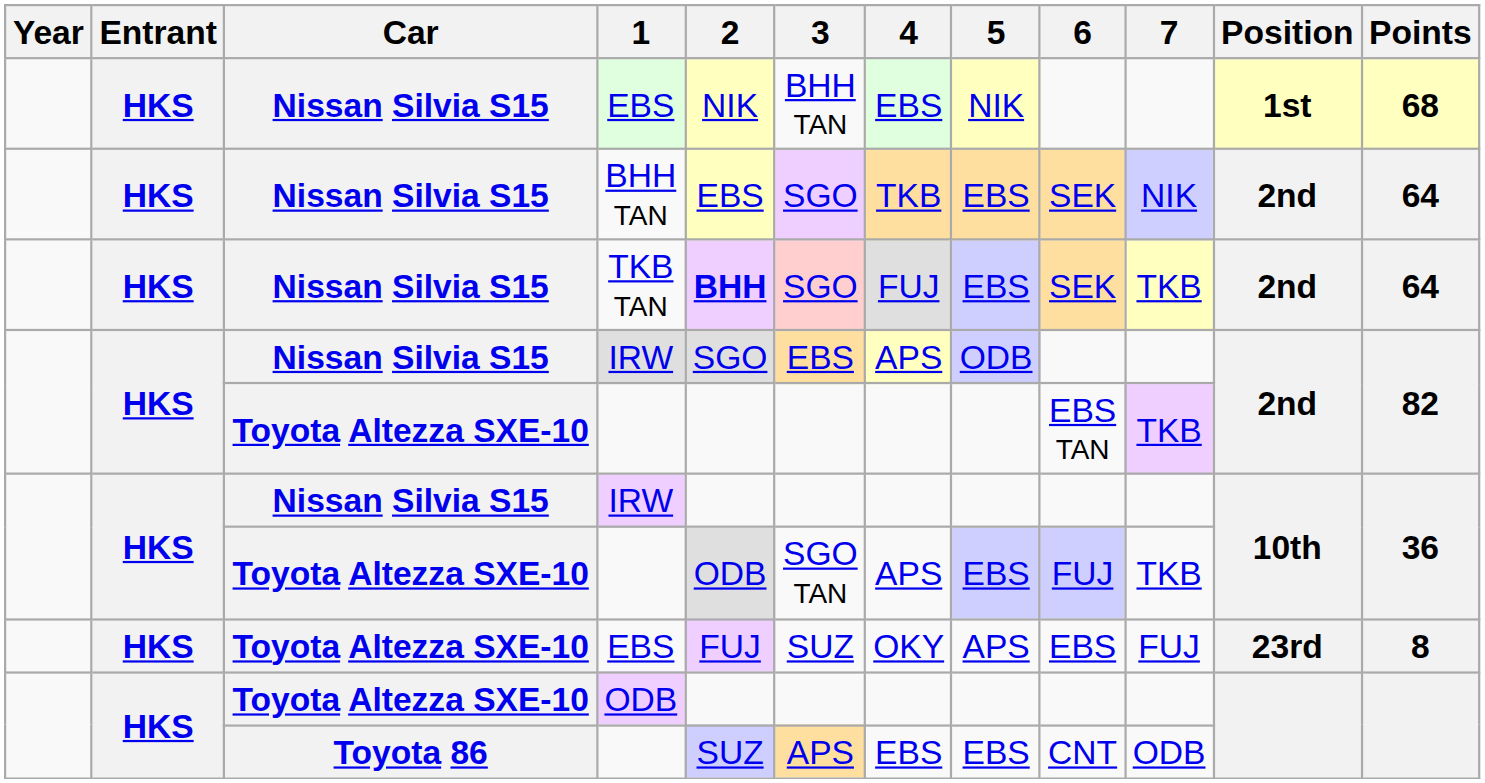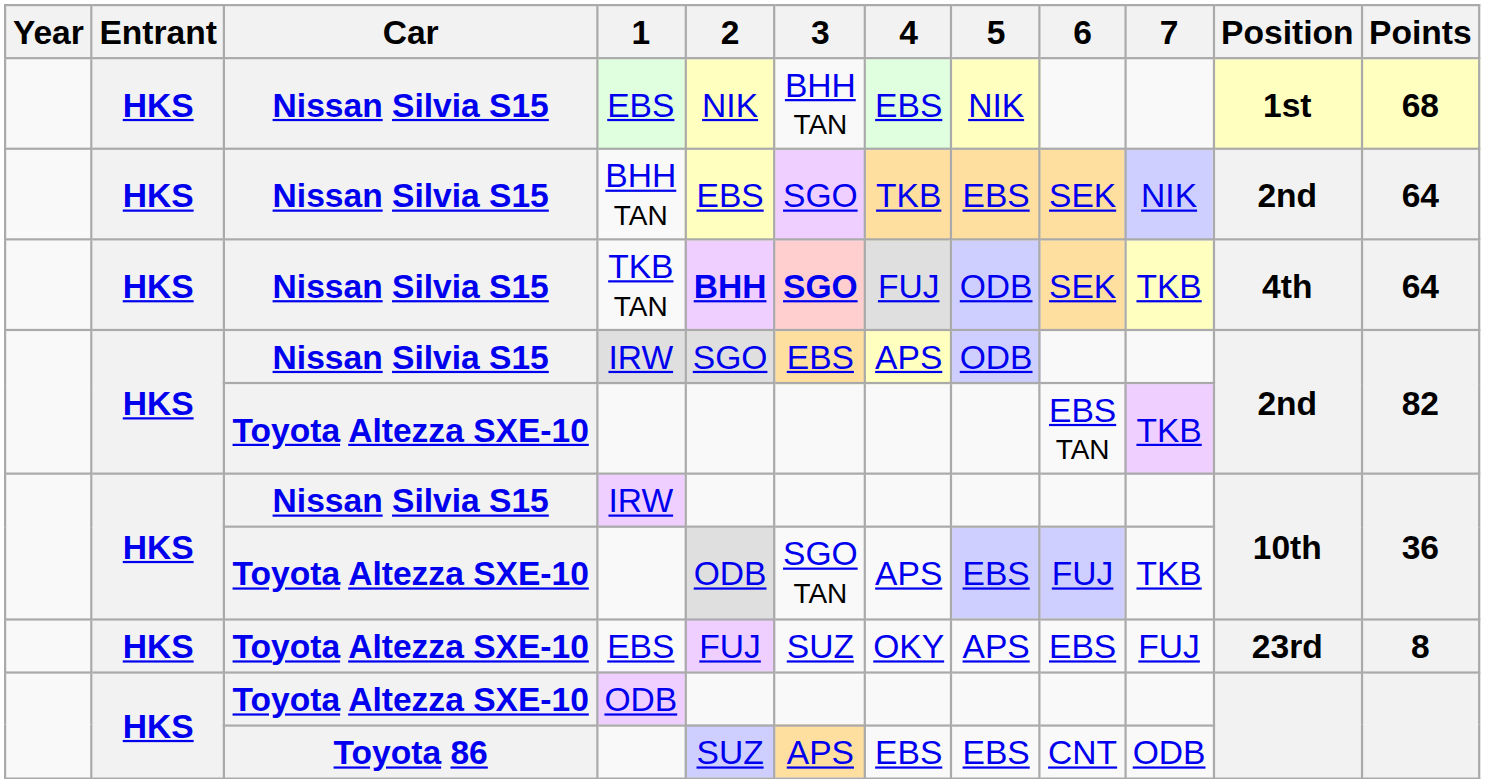(820, 285) normal -> (820, 285) bold
(996, 285) EBS -> (996, 285) ODB
(1287, 285) 2nd -> (1287, 285) 4th
